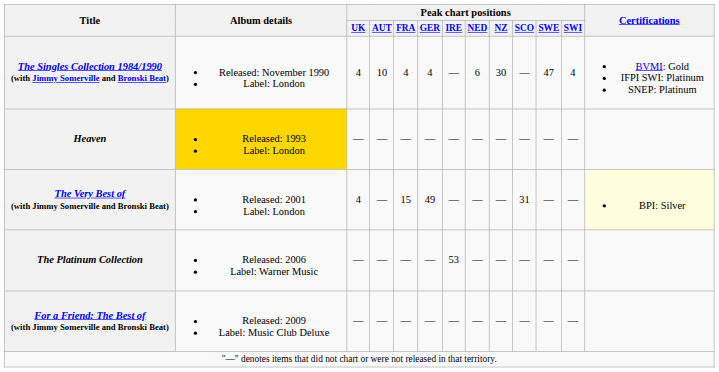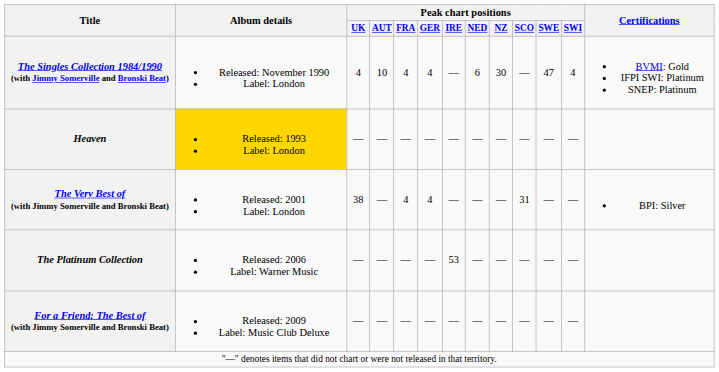(358, 199) 4 -> (358, 199) 38
(406, 199) 15 -> (406, 199) 4
(430, 199) 49 -> (430, 199) 4
(649, 206) lightyellow background -> (649, 206) no background
